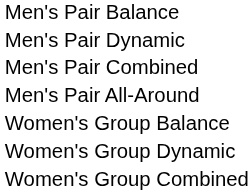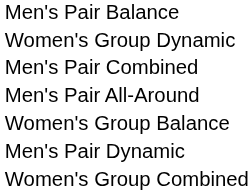rows swapped: (95, 40) <-> (120, 151)
